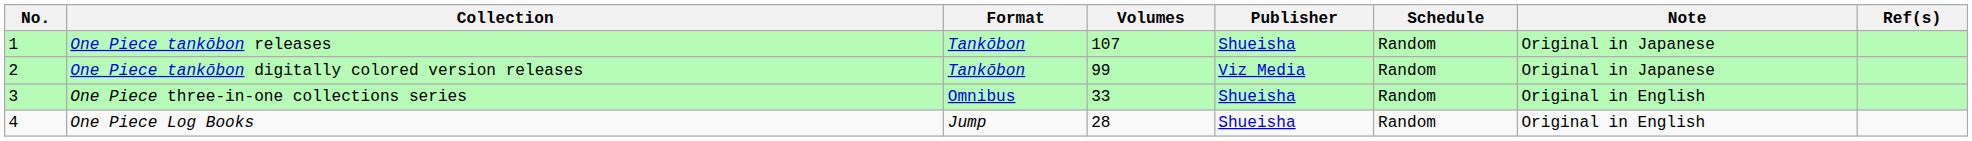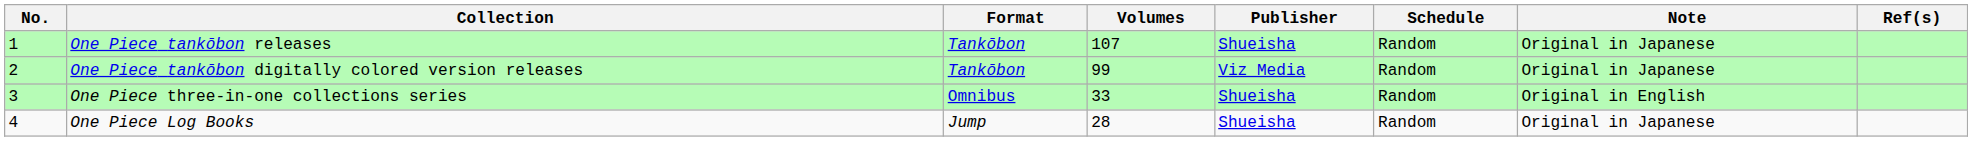(1613, 123) Original in English -> (1618, 123) Original in Japanese
